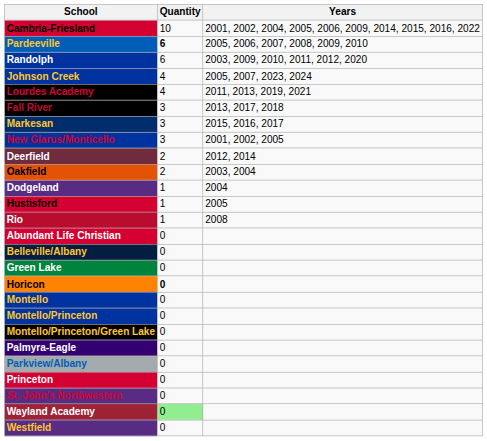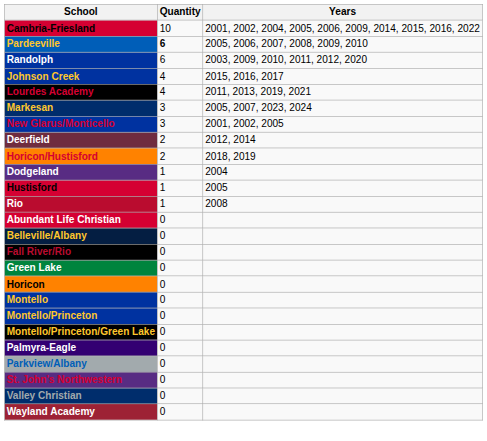(258, 76) 2005, 2007, 2023, 2024 -> (244, 76) 2015, 2016, 2017
- row: (29, 108)
(244, 124) 2015, 2016, 2017 -> (258, 108) 2005, 2007, 2023, 2024
+ row: (52, 156)
- row: (27, 172)
+ row: (39, 252)
(163, 284) bold -> (163, 284) normal
- row: (30, 380)
+ row: (44, 396)
(163, 412) lightgreen background -> (163, 412) no background
- row: (29, 428)
